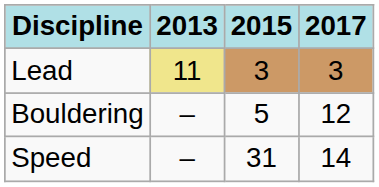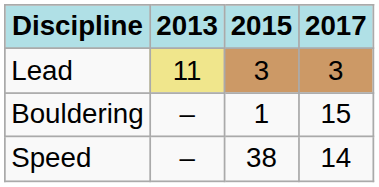(261, 114) 5 -> (261, 114) 1
(336, 114) 12 -> (336, 114) 15
(261, 158) 31 -> (261, 158) 38
